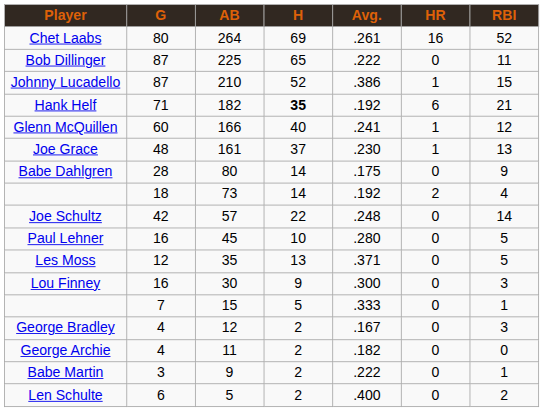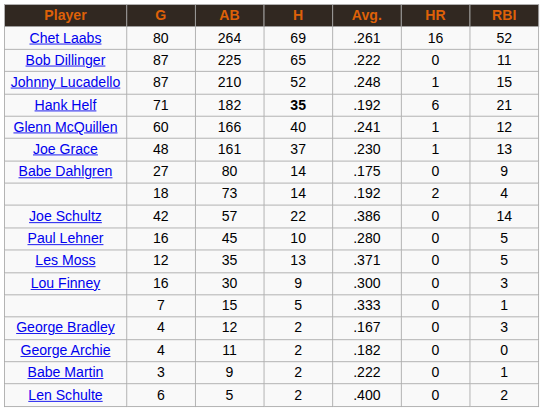(367, 82) .386 -> (367, 82) .248
(161, 171) 28 -> (161, 171) 27
(367, 216) .248 -> (367, 216) .386
